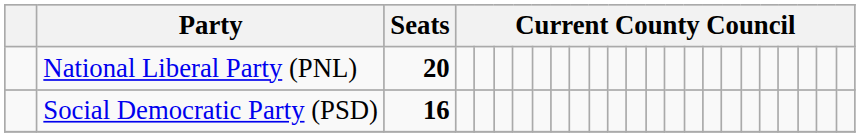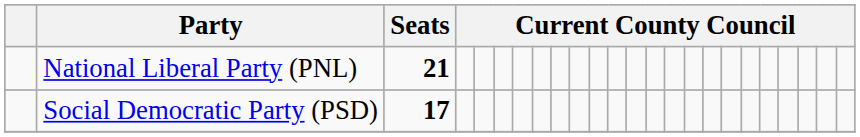(436, 68) 20 -> (436, 68) 21
(436, 110) 16 -> (436, 110) 17
